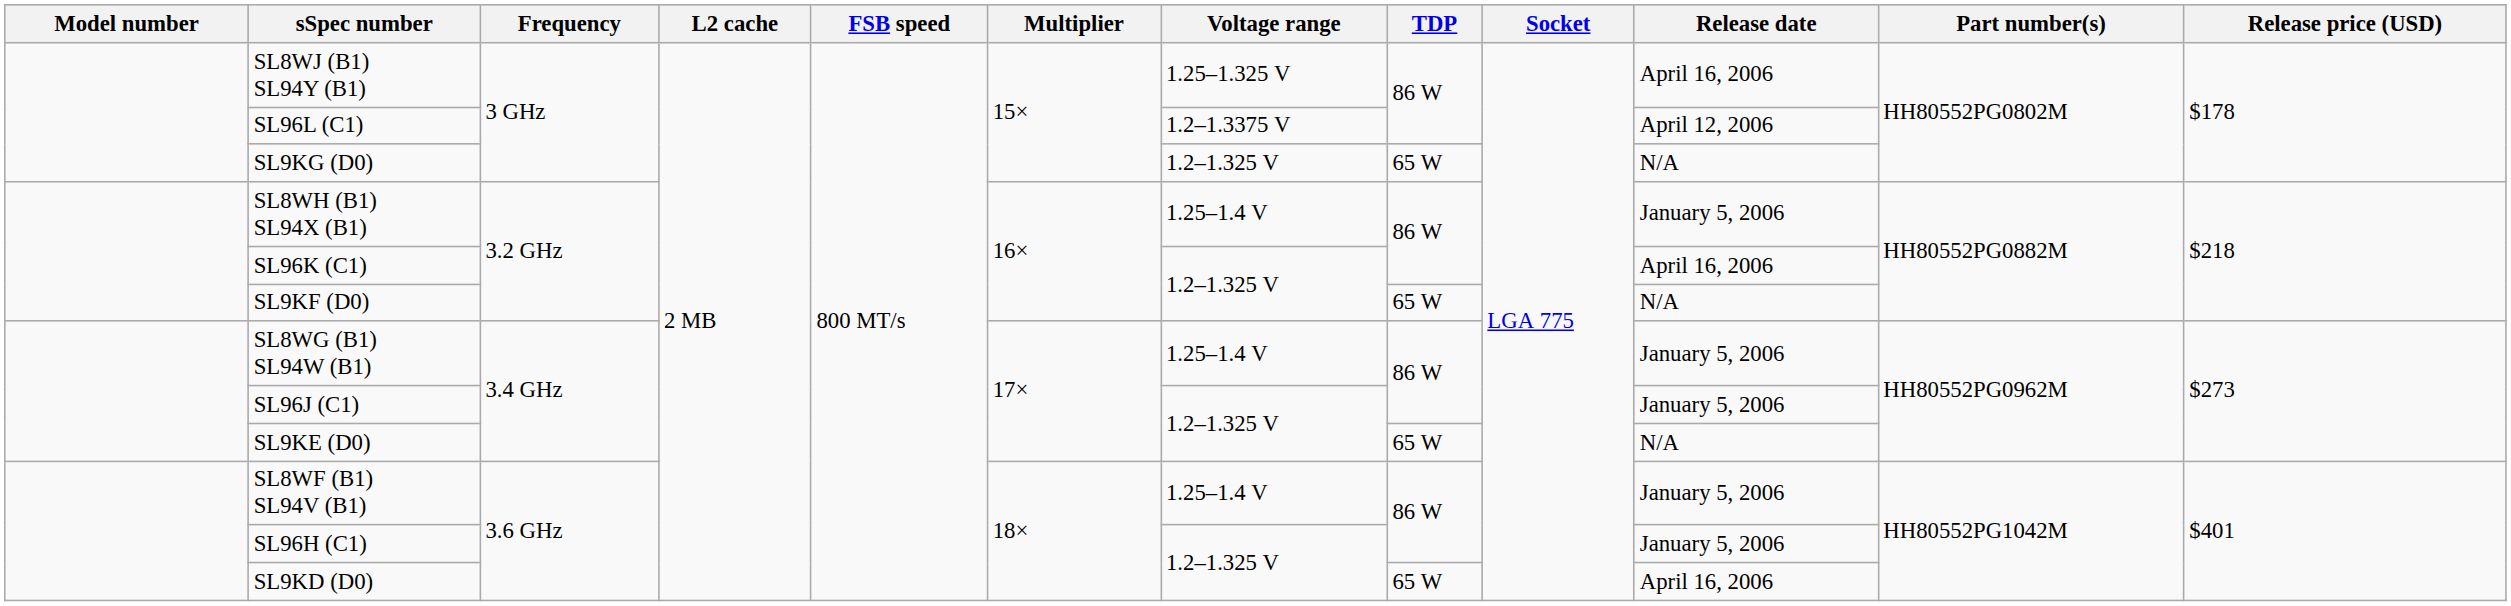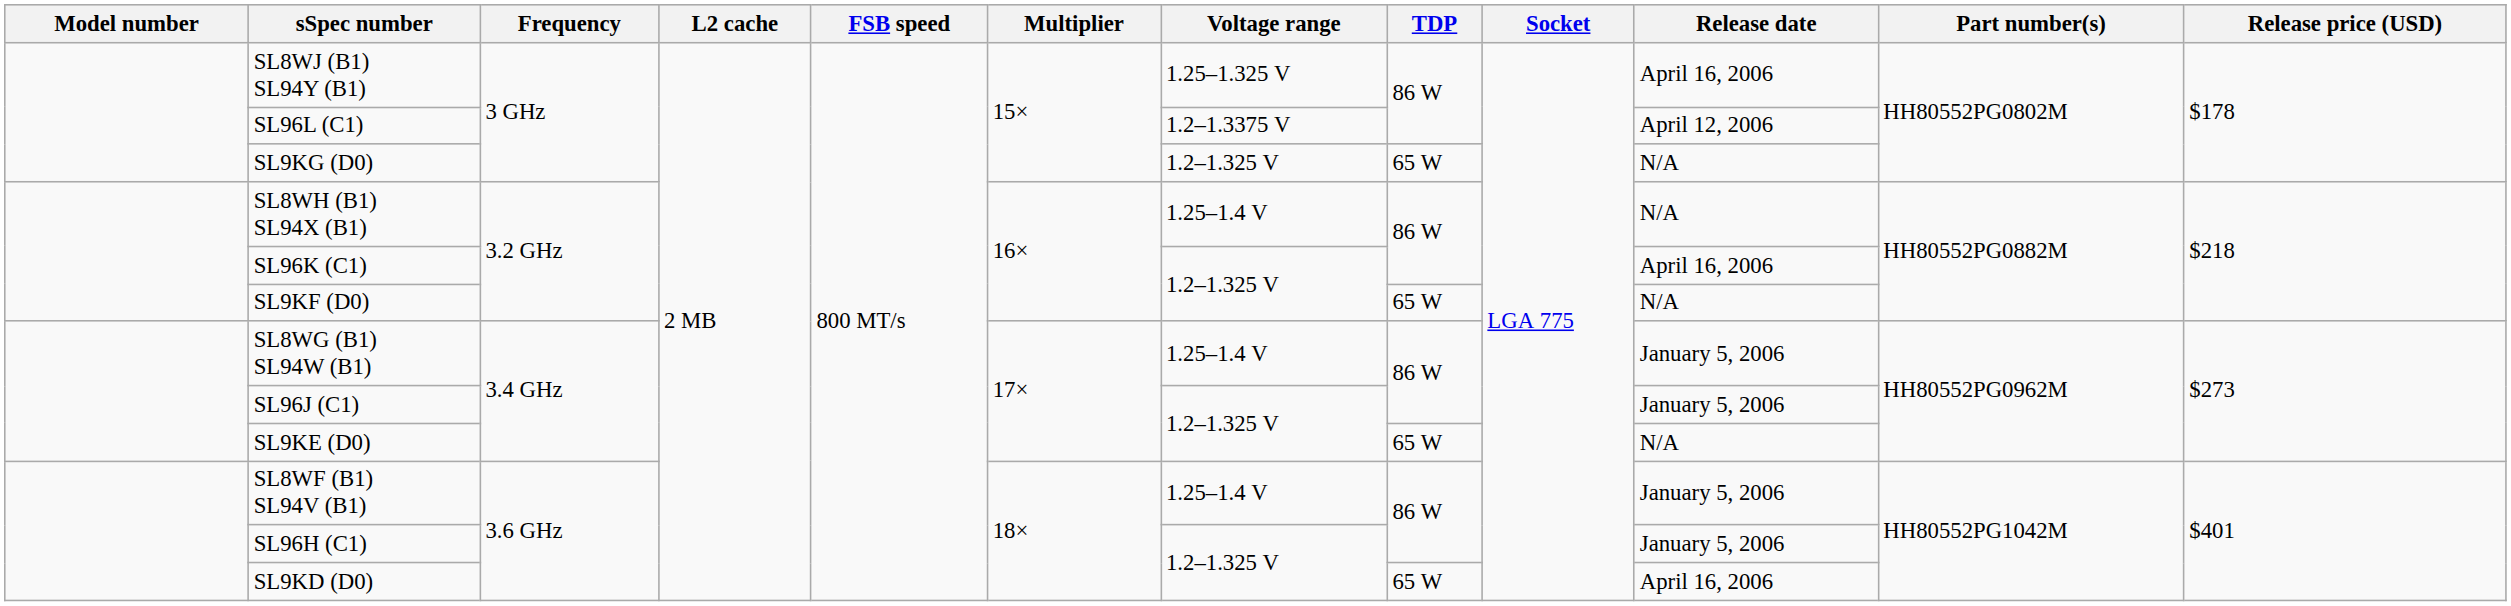(1712, 214) January 5, 2006 -> (1659, 214) N/A
